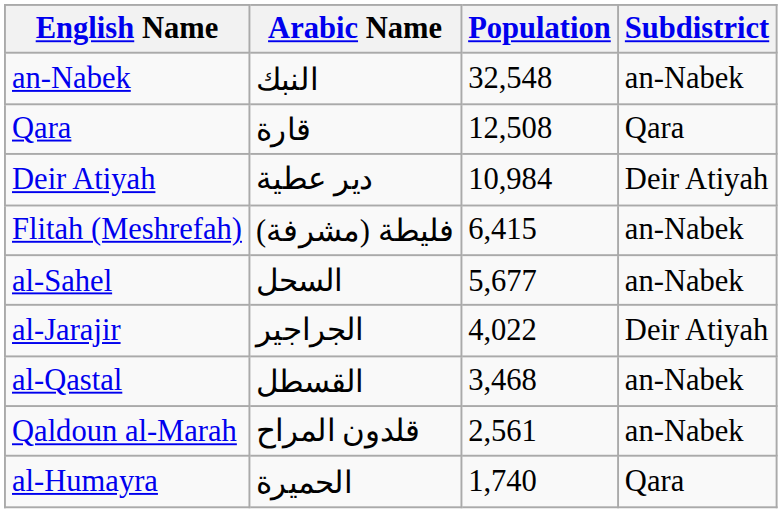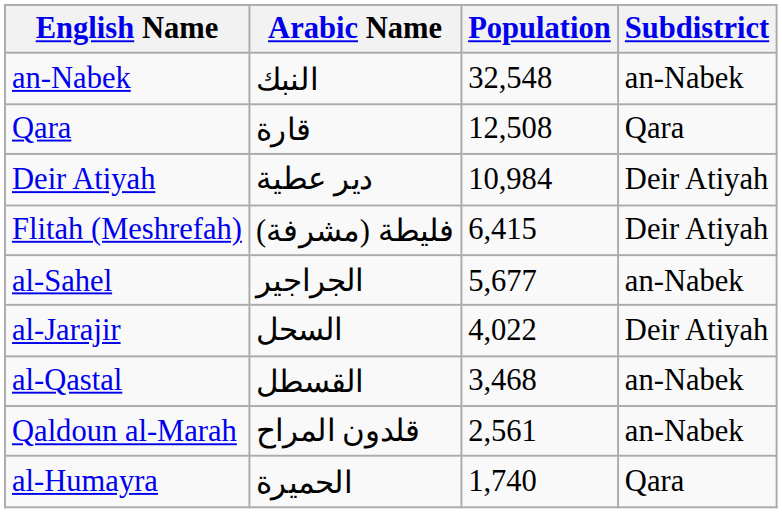(684, 229) an-Nabek -> (697, 229) Deir Atiyah
(299, 280) السحل -> (310, 280) الجراجير
(310, 330) الجراجير -> (299, 330) السحل
